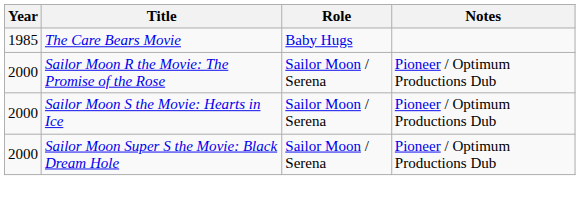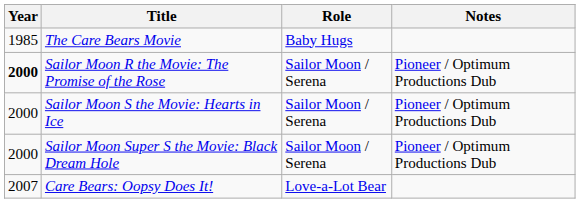(23, 72) normal -> (23, 72) bold
+ row: (129, 186)
